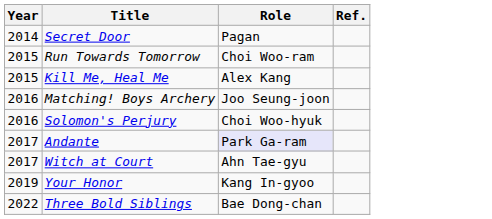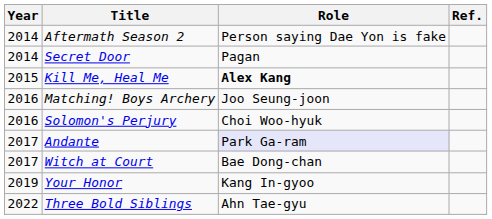+ row: (114, 36)
- row: (122, 57)
(256, 78) normal -> (256, 78) bold
(264, 162) Ahn Tae-gyu -> (272, 162) Bae Dong-chan
(272, 204) Bae Dong-chan -> (264, 204) Ahn Tae-gyu
